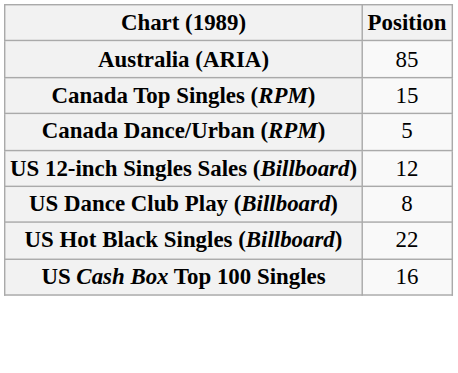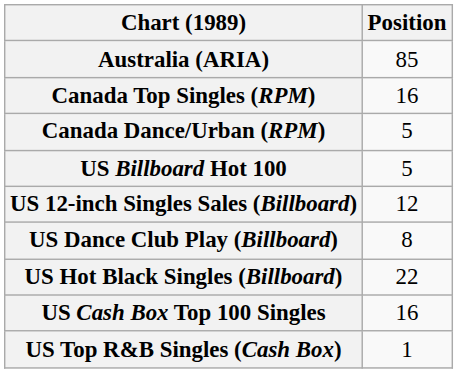(407, 95) 15 -> (407, 95) 16
+ row: (184, 167)
+ row: (184, 349)
